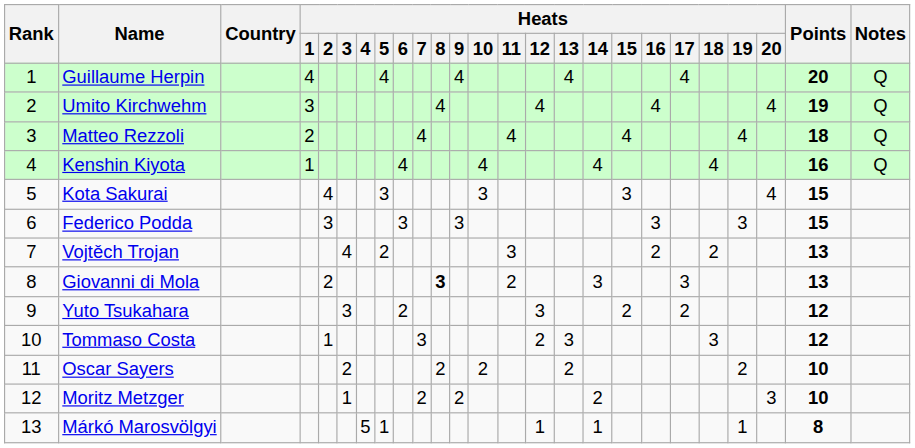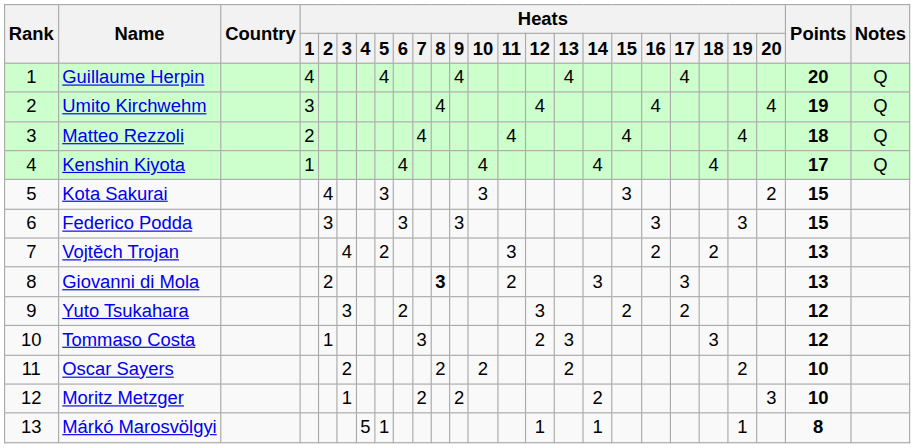(818, 164) 16 -> (818, 164) 17
(771, 194) 4 -> (771, 194) 2
